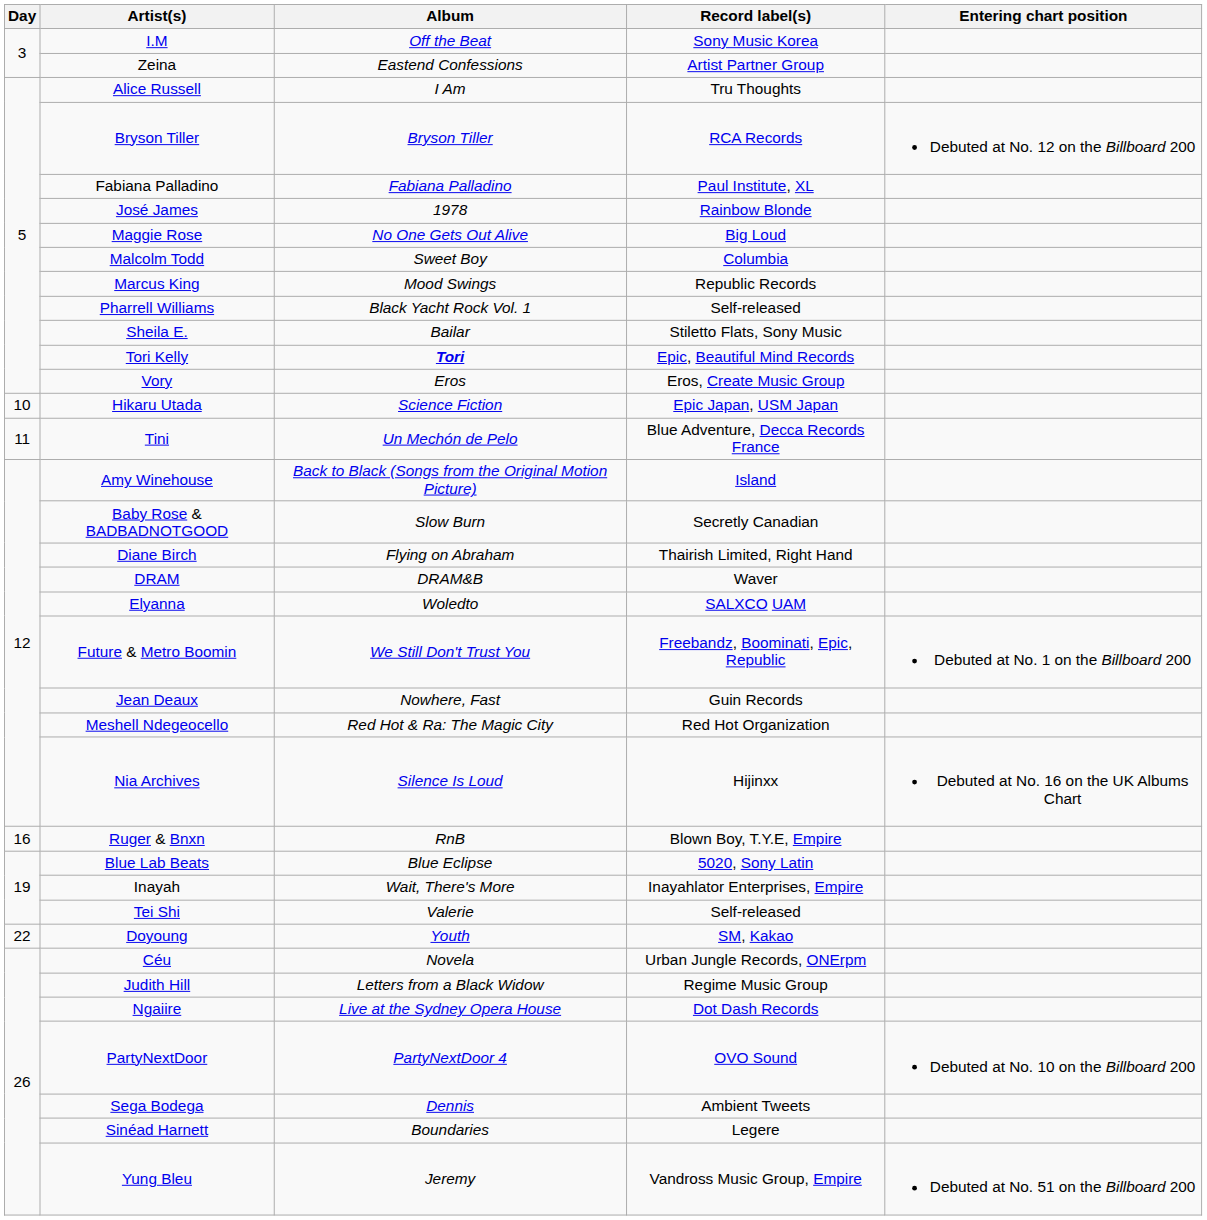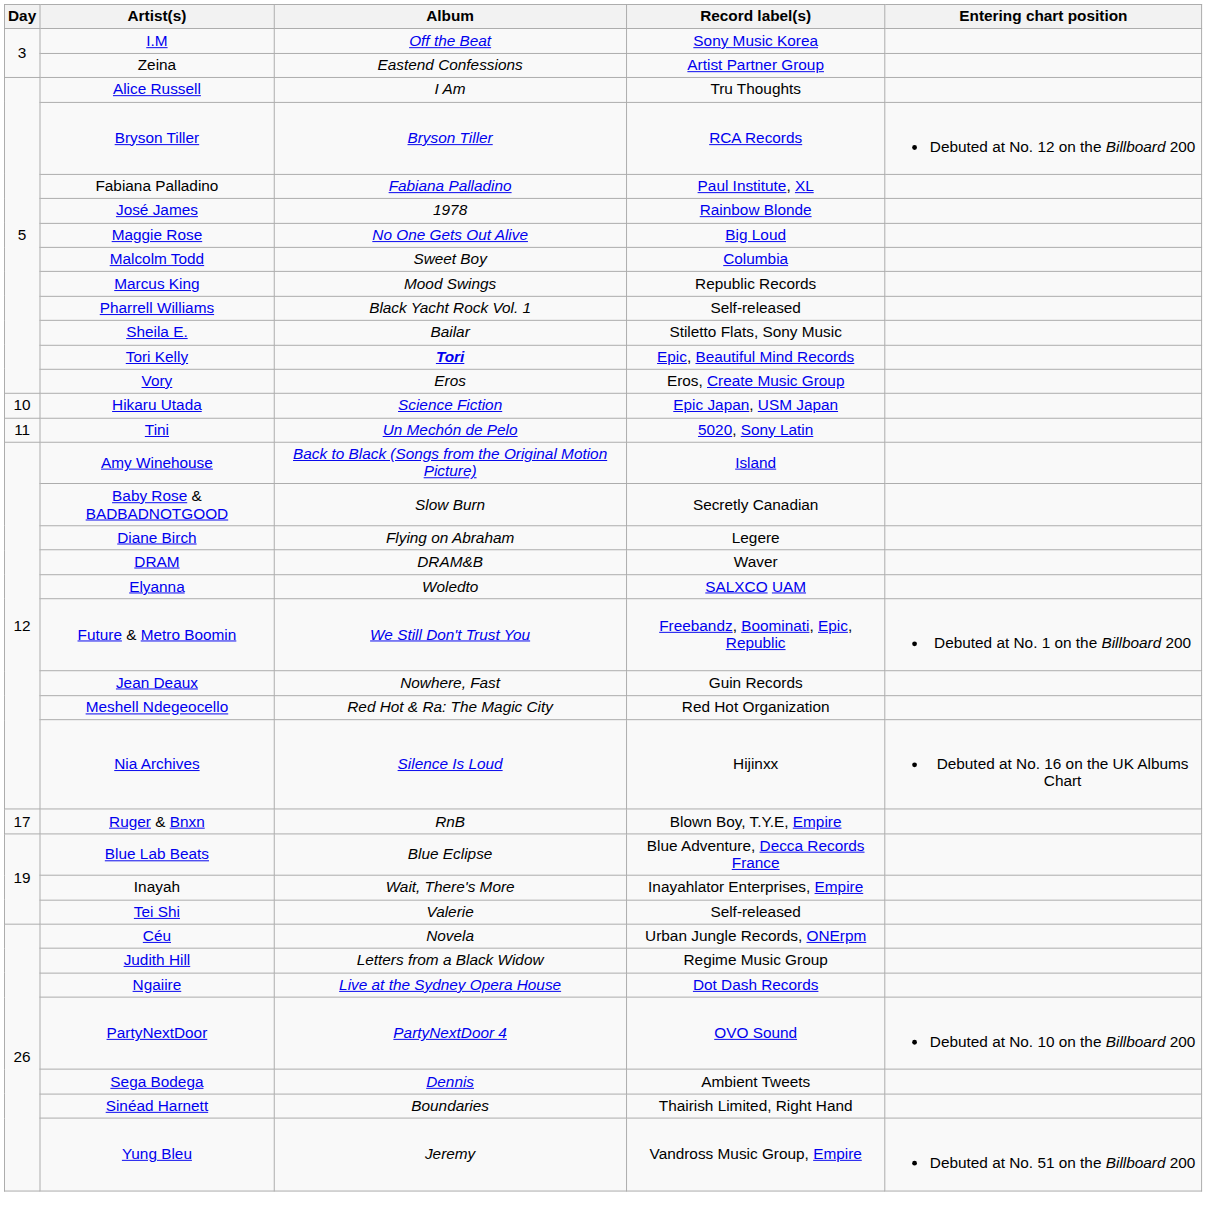(756, 438) Blue Adventure, Decca Records France -> (756, 430) 5020, Sony Latin
(756, 554) Thairish Limited, Right Hand -> (756, 537) Legere
(22, 838) 16 -> (22, 821) 17
(756, 863) 5020, Sony Latin -> (756, 854) Blue Adventure, Decca Records France
- row: (157, 936)
(756, 1130) Legere -> (756, 1106) Thairish Limited, Right Hand
